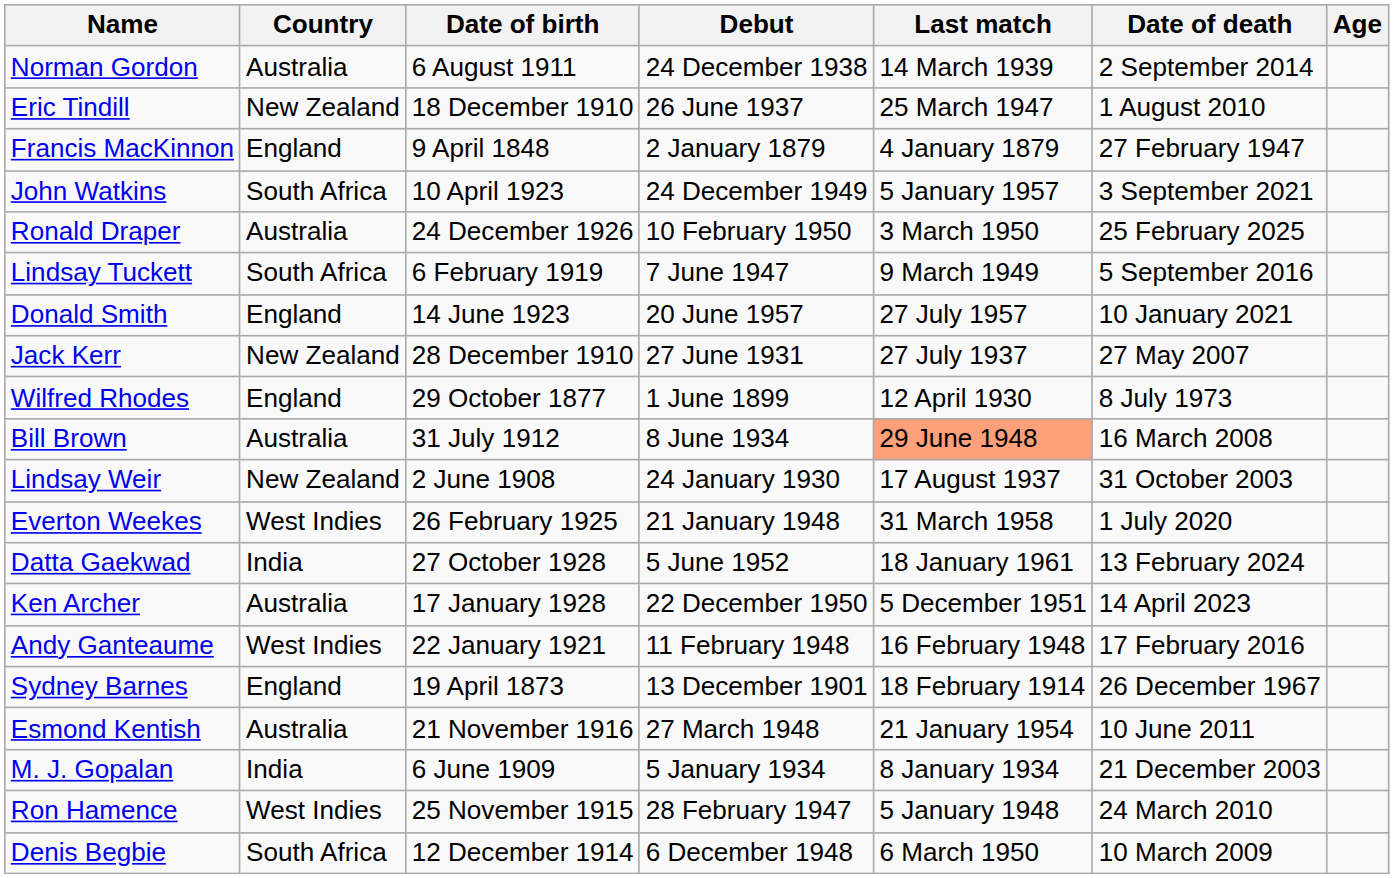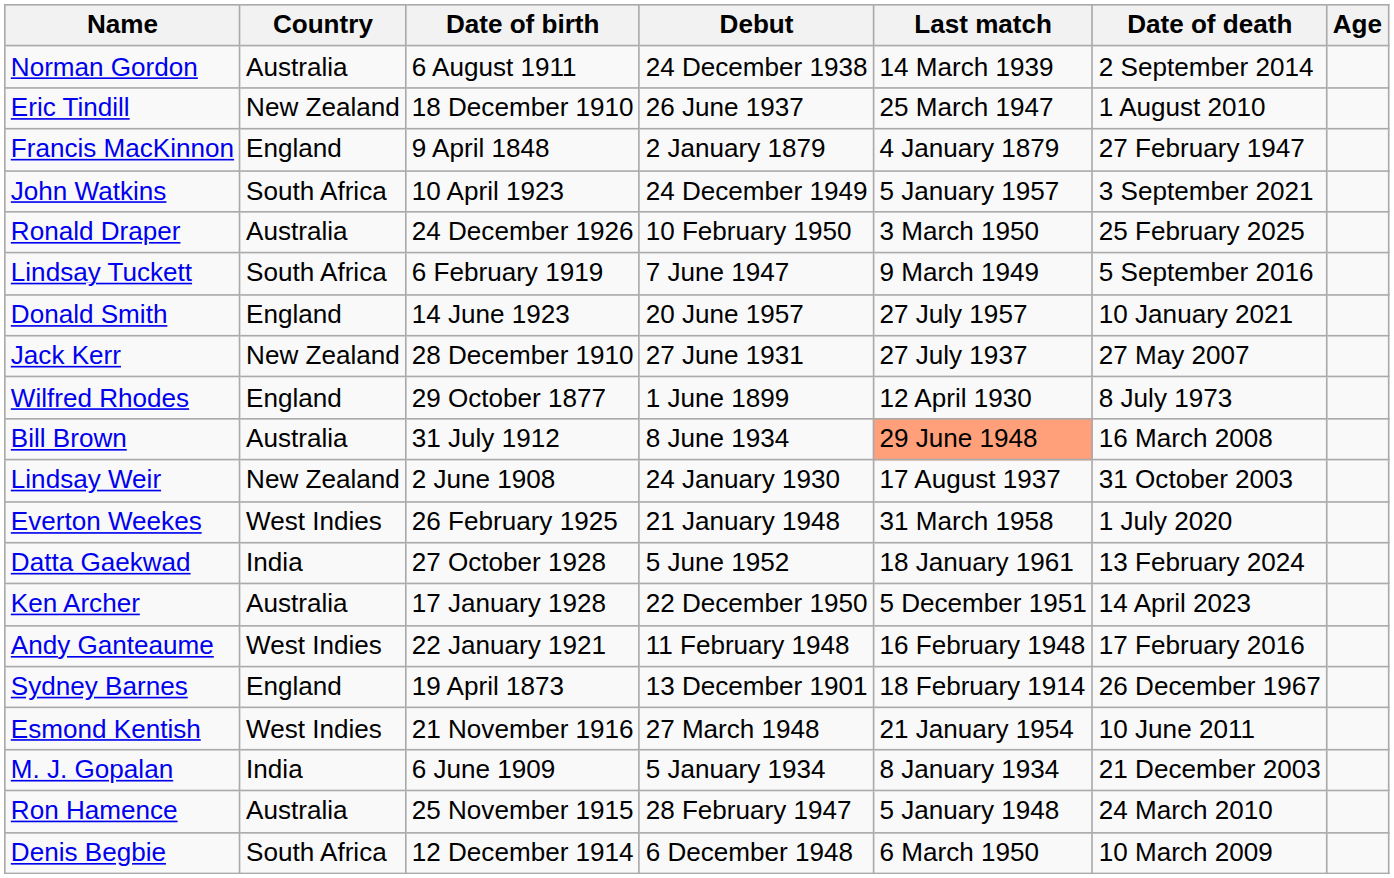(297, 728) Australia -> (314, 728) West Indies
(314, 811) West Indies -> (297, 811) Australia
